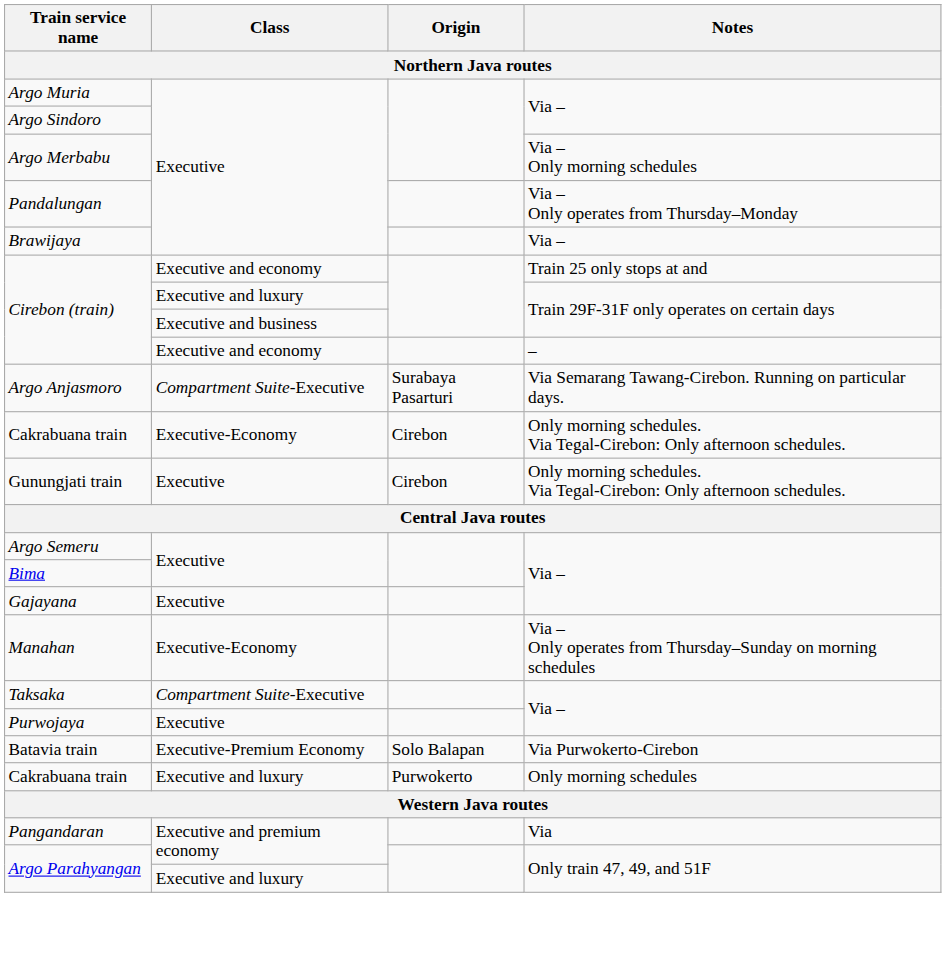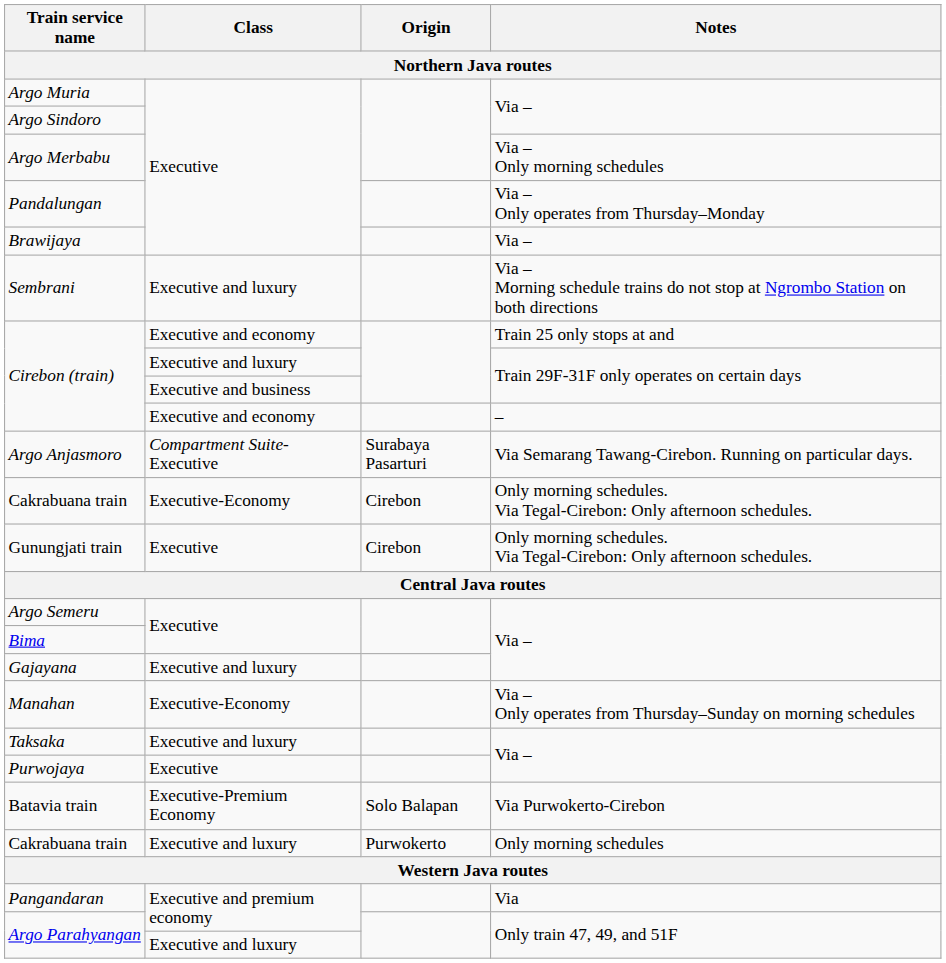+ row: (42, 287)
(190, 600) Executive -> (223, 667) Executive and luxury
(260, 694) Compartment Suite-Executive -> (223, 741) Executive and luxury
